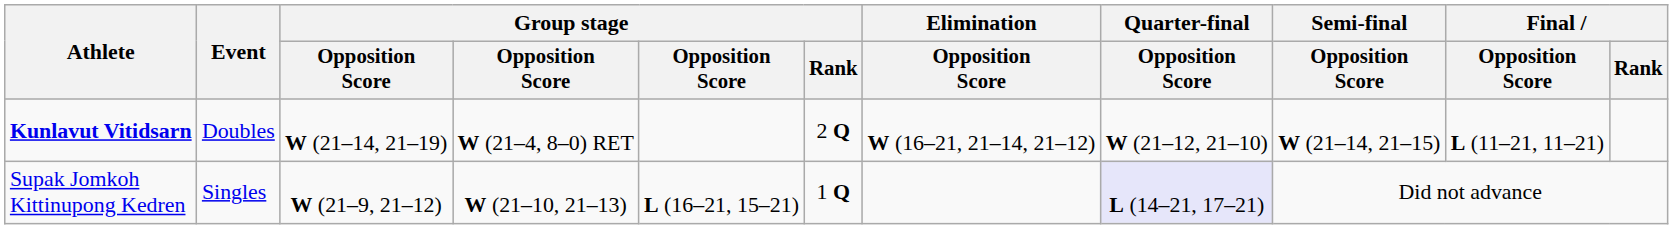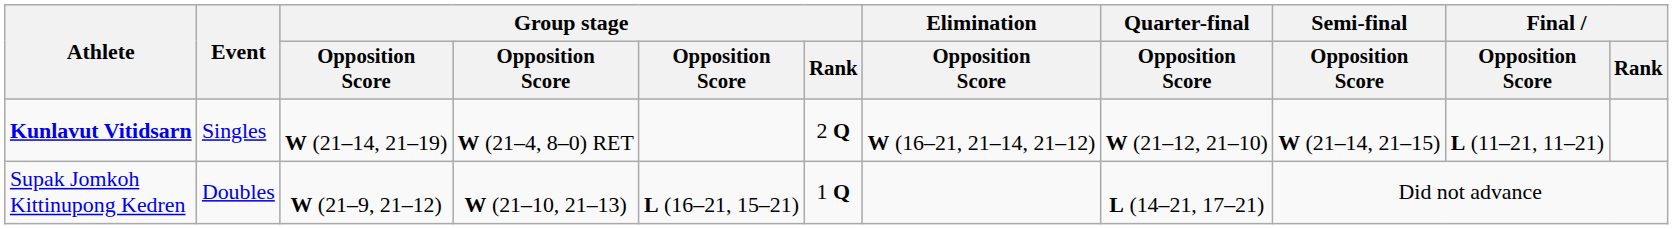(238, 130) Doubles -> (234, 130) Singles
(234, 192) Singles -> (238, 192) Doubles
(1187, 205) lavender background -> (1187, 205) no background
